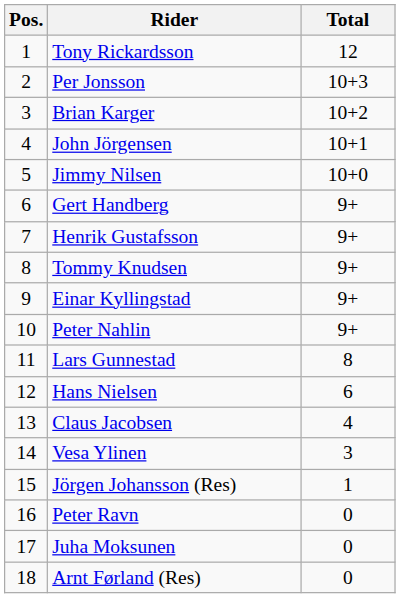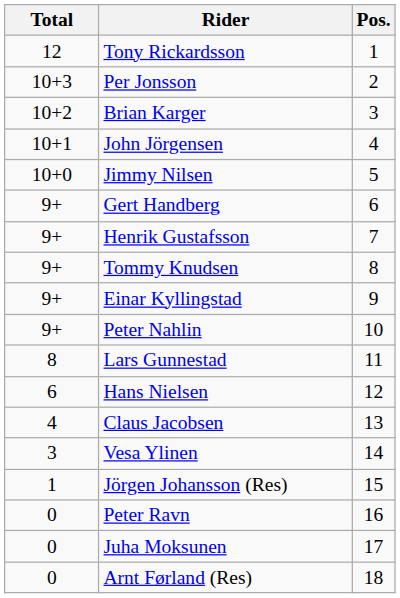columns swapped: (26, 19) <-> (348, 19)
